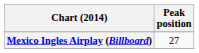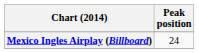(174, 40) 27 -> (174, 40) 24
